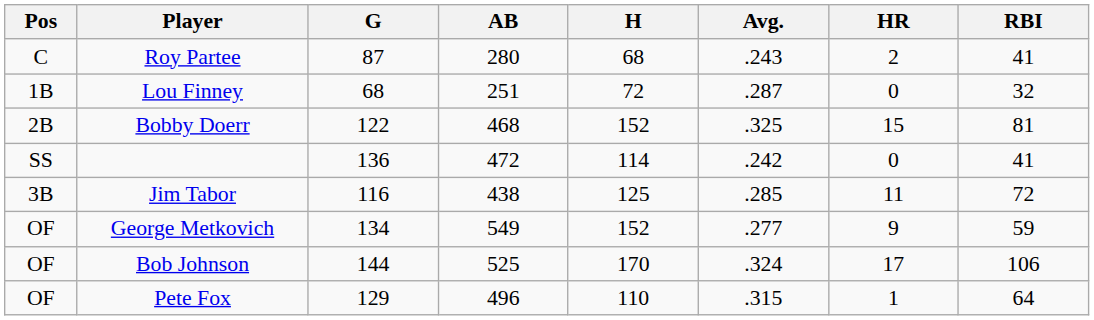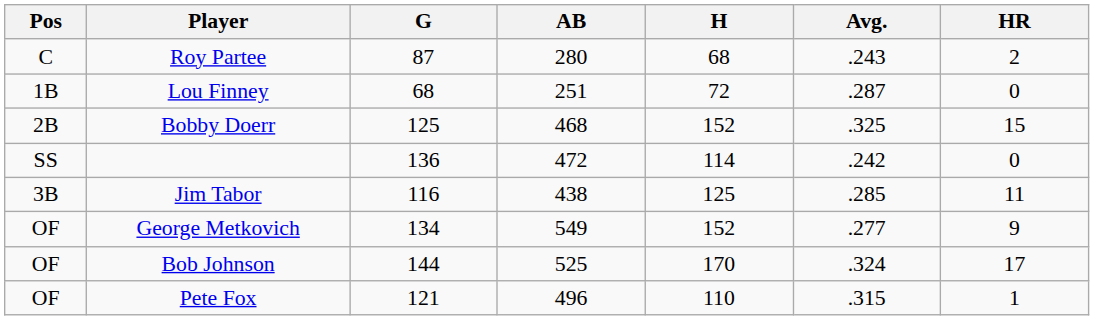- column: (1023, 21)
(373, 125) 122 -> (423, 125) 125
(373, 297) 129 -> (423, 297) 121
